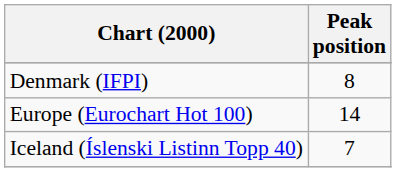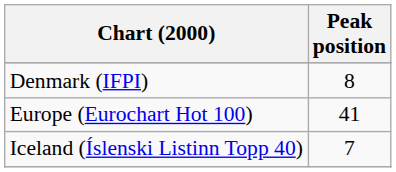(349, 114) 14 -> (349, 114) 41
